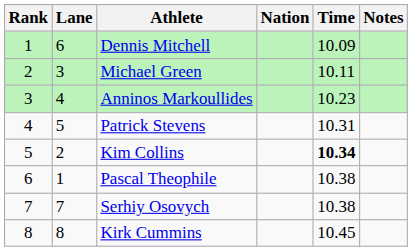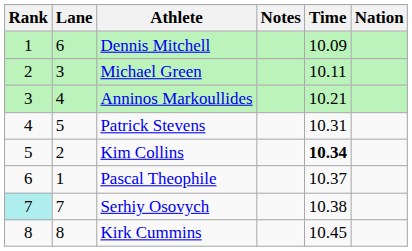columns swapped: (285, 17) <-> (383, 17)
(336, 98) 10.23 -> (328, 98) 10.21
(336, 179) 10.38 -> (328, 179) 10.37
(28, 206) no background -> (28, 206) paleturquoise background
